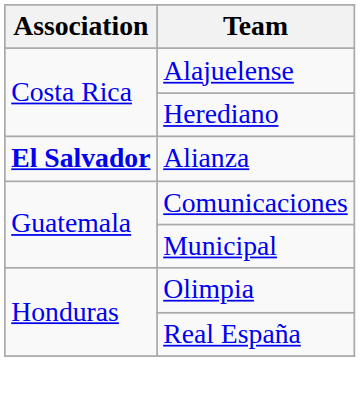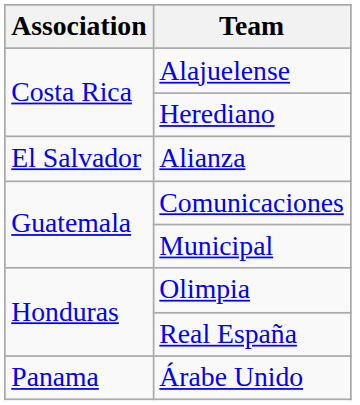(81, 158) bold -> (76, 158) normal
+ row: (231, 377)
